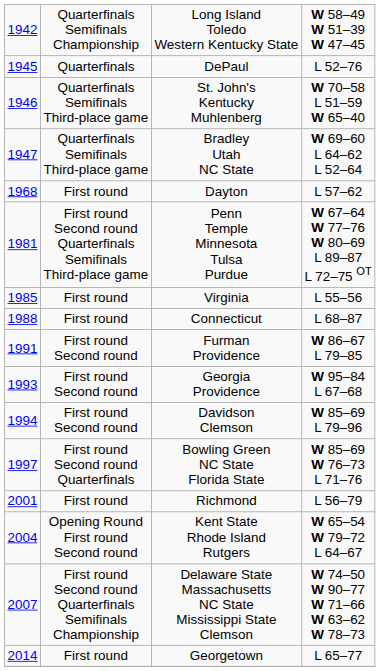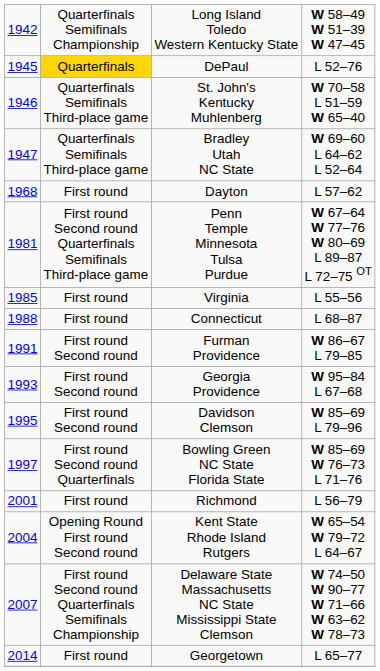(96, 66) no background -> (96, 66) gold background
(22, 420) 1994 -> (22, 420) 1995
